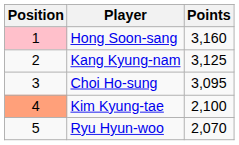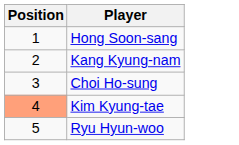- column: (209, 15)
(36, 38) pink background -> (36, 38) no background
